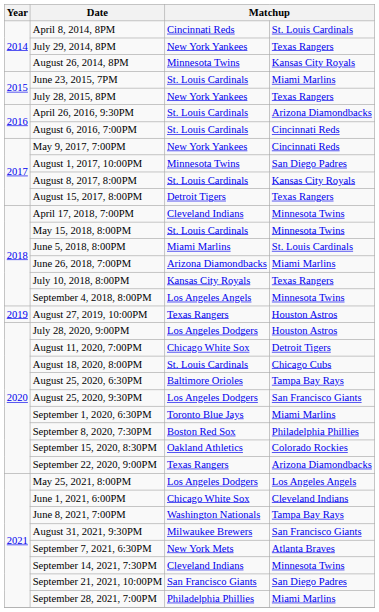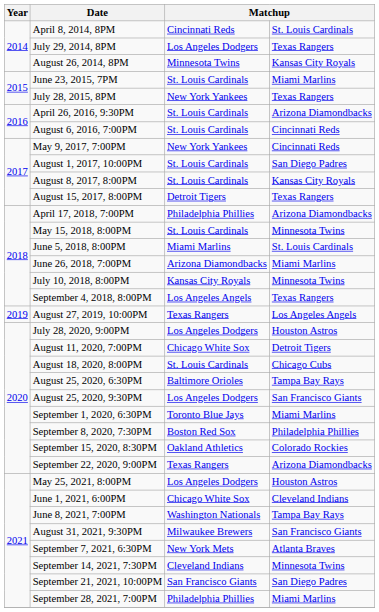(207, 46) New York Yankees -> (212, 46) Los Angeles Dodgers
(203, 163) Minnesota Twins -> (208, 163) St. Louis Cardinals
(205, 213) Cleveland Indians -> (211, 213) Philadelphia Phillies
(308, 213) Minnesota Twins -> (322, 213) Arizona Diamondbacks
(303, 280) Texas Rangers -> (308, 280) Minnesota Twins
(308, 297) Minnesota Twins -> (303, 297) Texas Rangers
(305, 314) Houston Astros -> (314, 314) Los Angeles Angels
(314, 481) Los Angeles Angels -> (305, 481) Houston Astros
